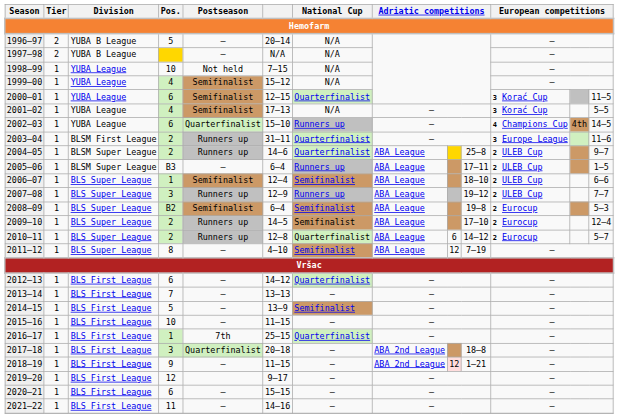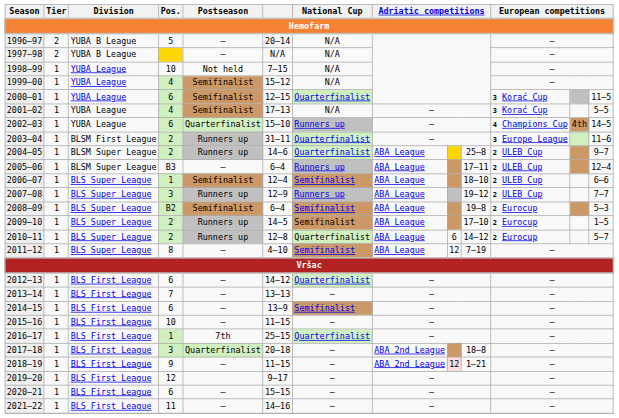(601, 167) 1–5 -> (601, 167) 12–4
(601, 223) 12–4 -> (601, 223) 1–5
(171, 308) 5 -> (171, 308) 6
